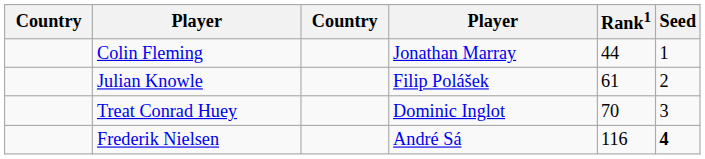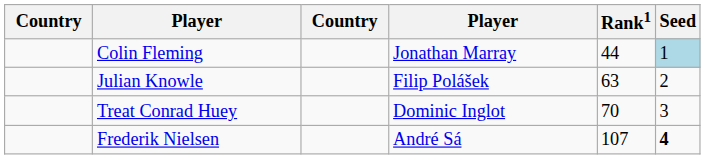(664, 52) no background -> (664, 52) lightblue background
(610, 81) 61 -> (610, 81) 63
(614, 139) 116 -> (615, 139) 107
